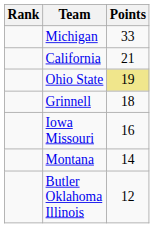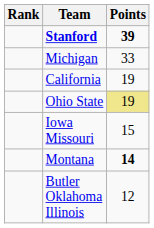+ row: (71, 36)
(128, 58) 21 -> (128, 79) 19
- row: (68, 101)
(128, 130) 16 -> (128, 130) 15
(128, 159) normal -> (128, 159) bold
